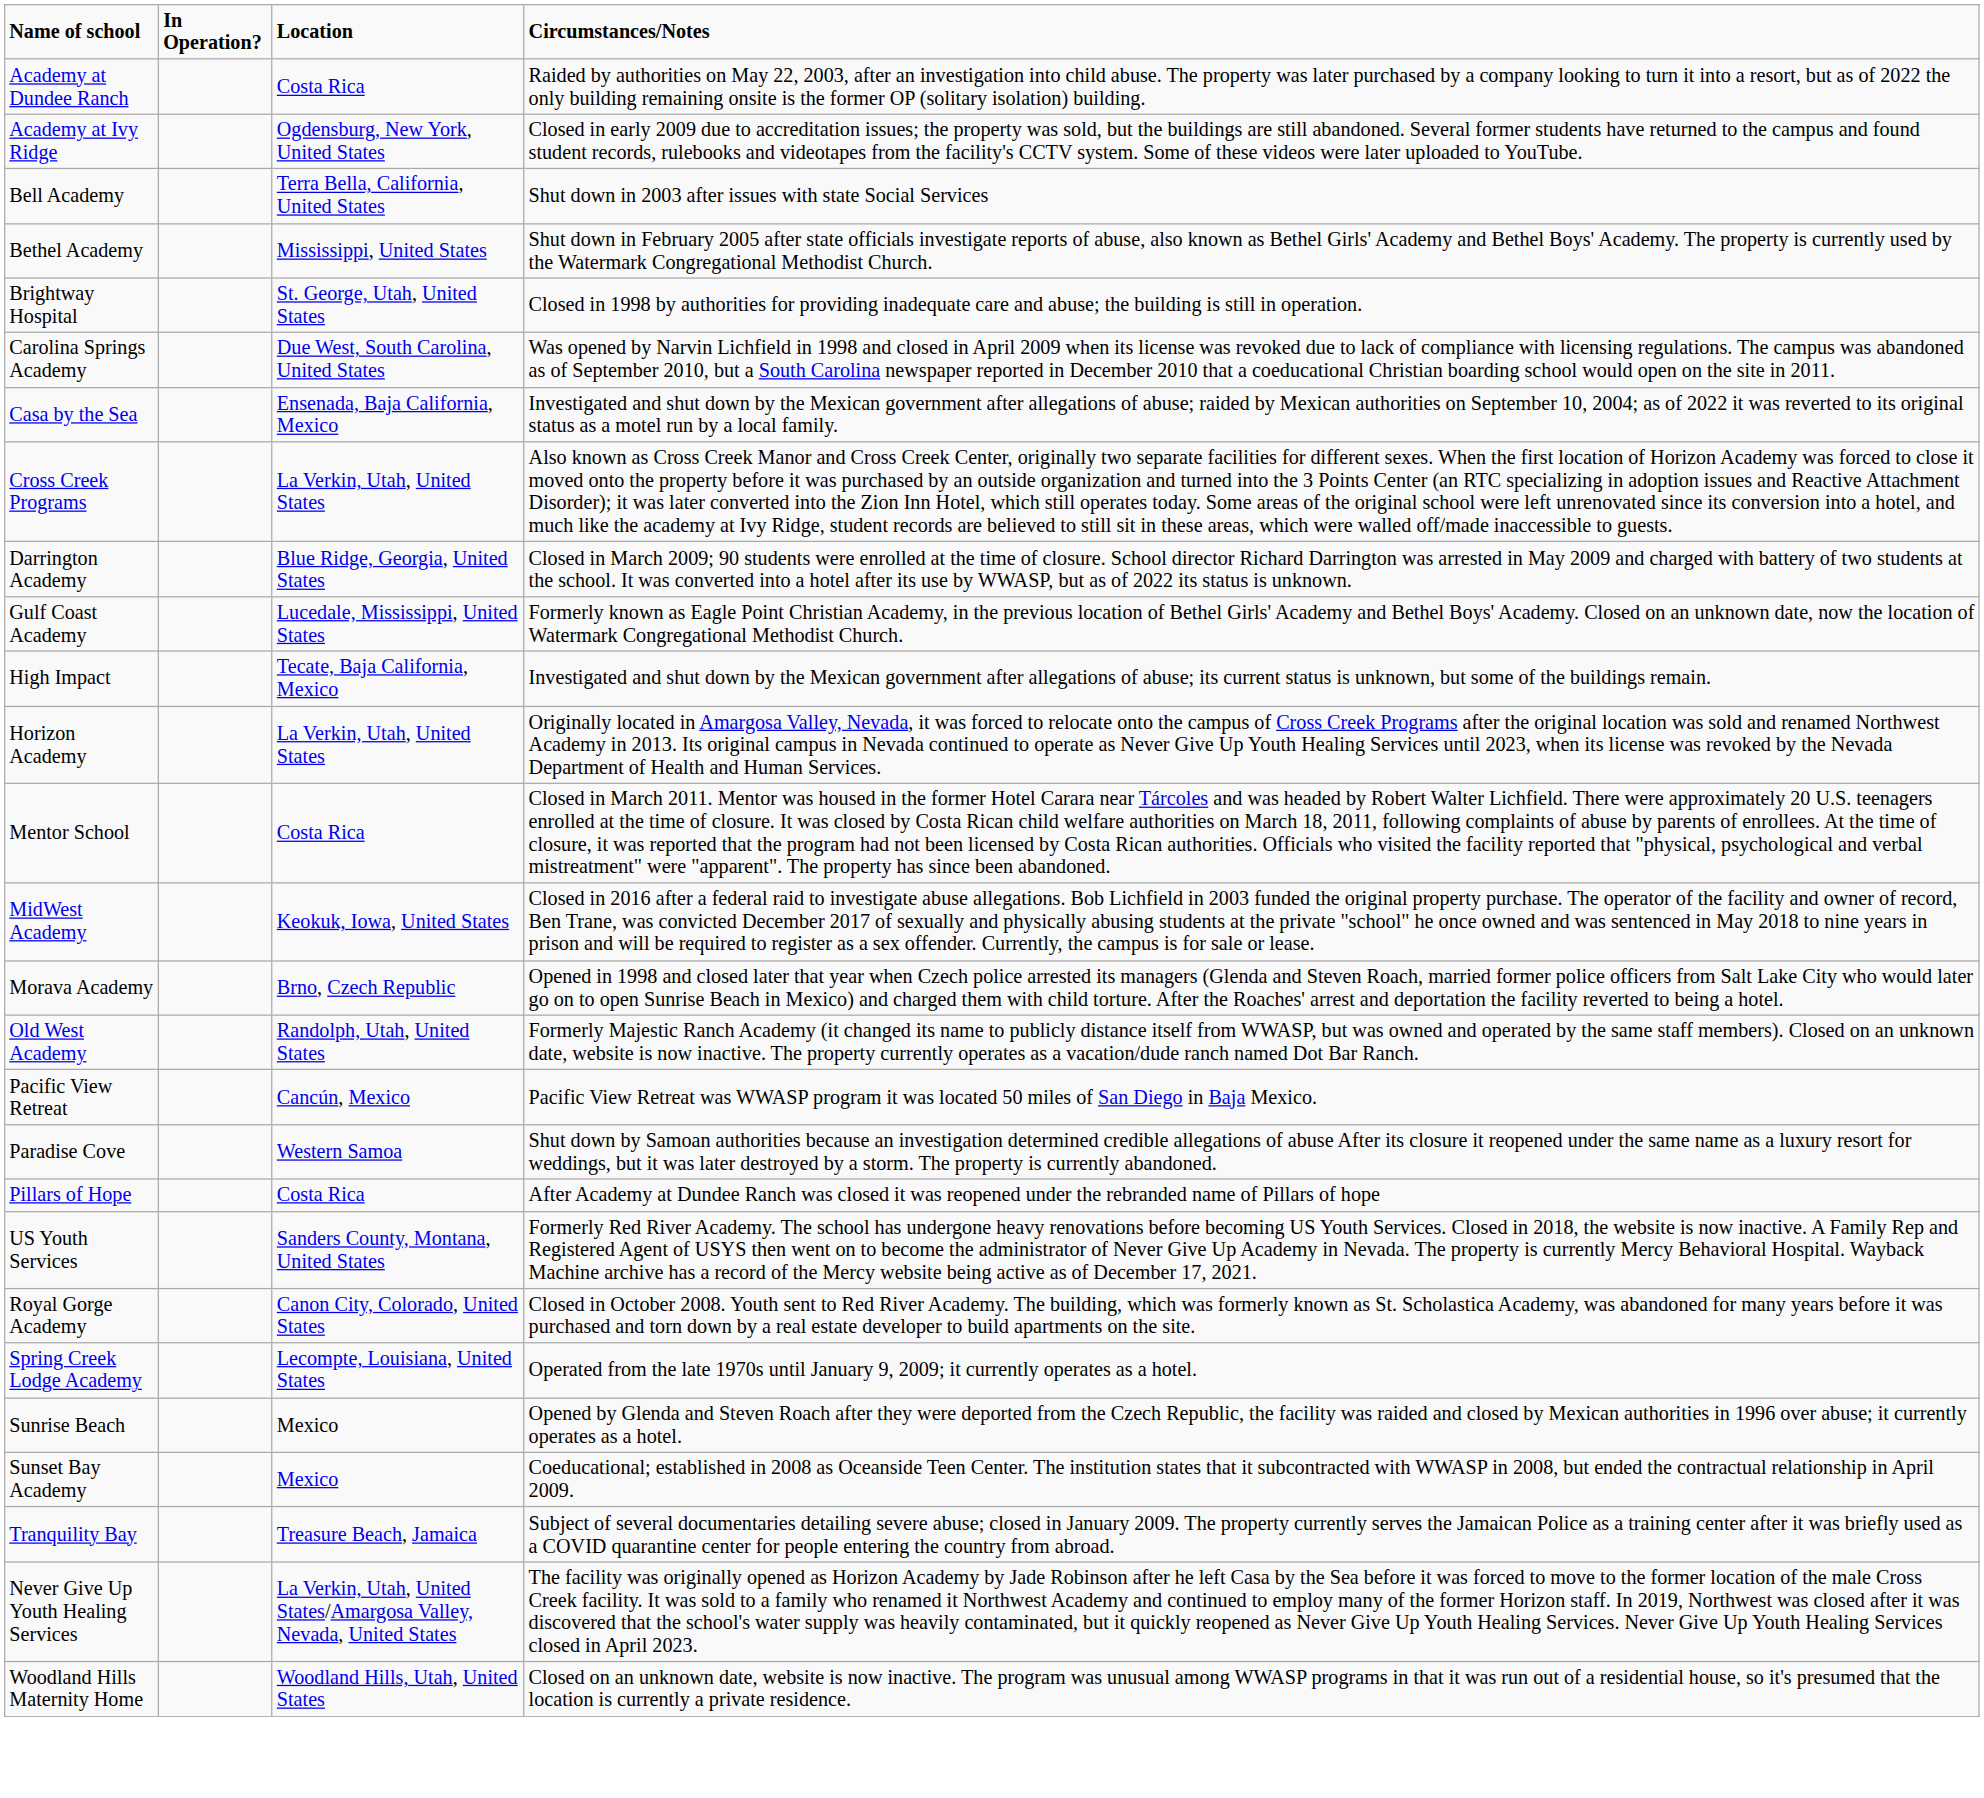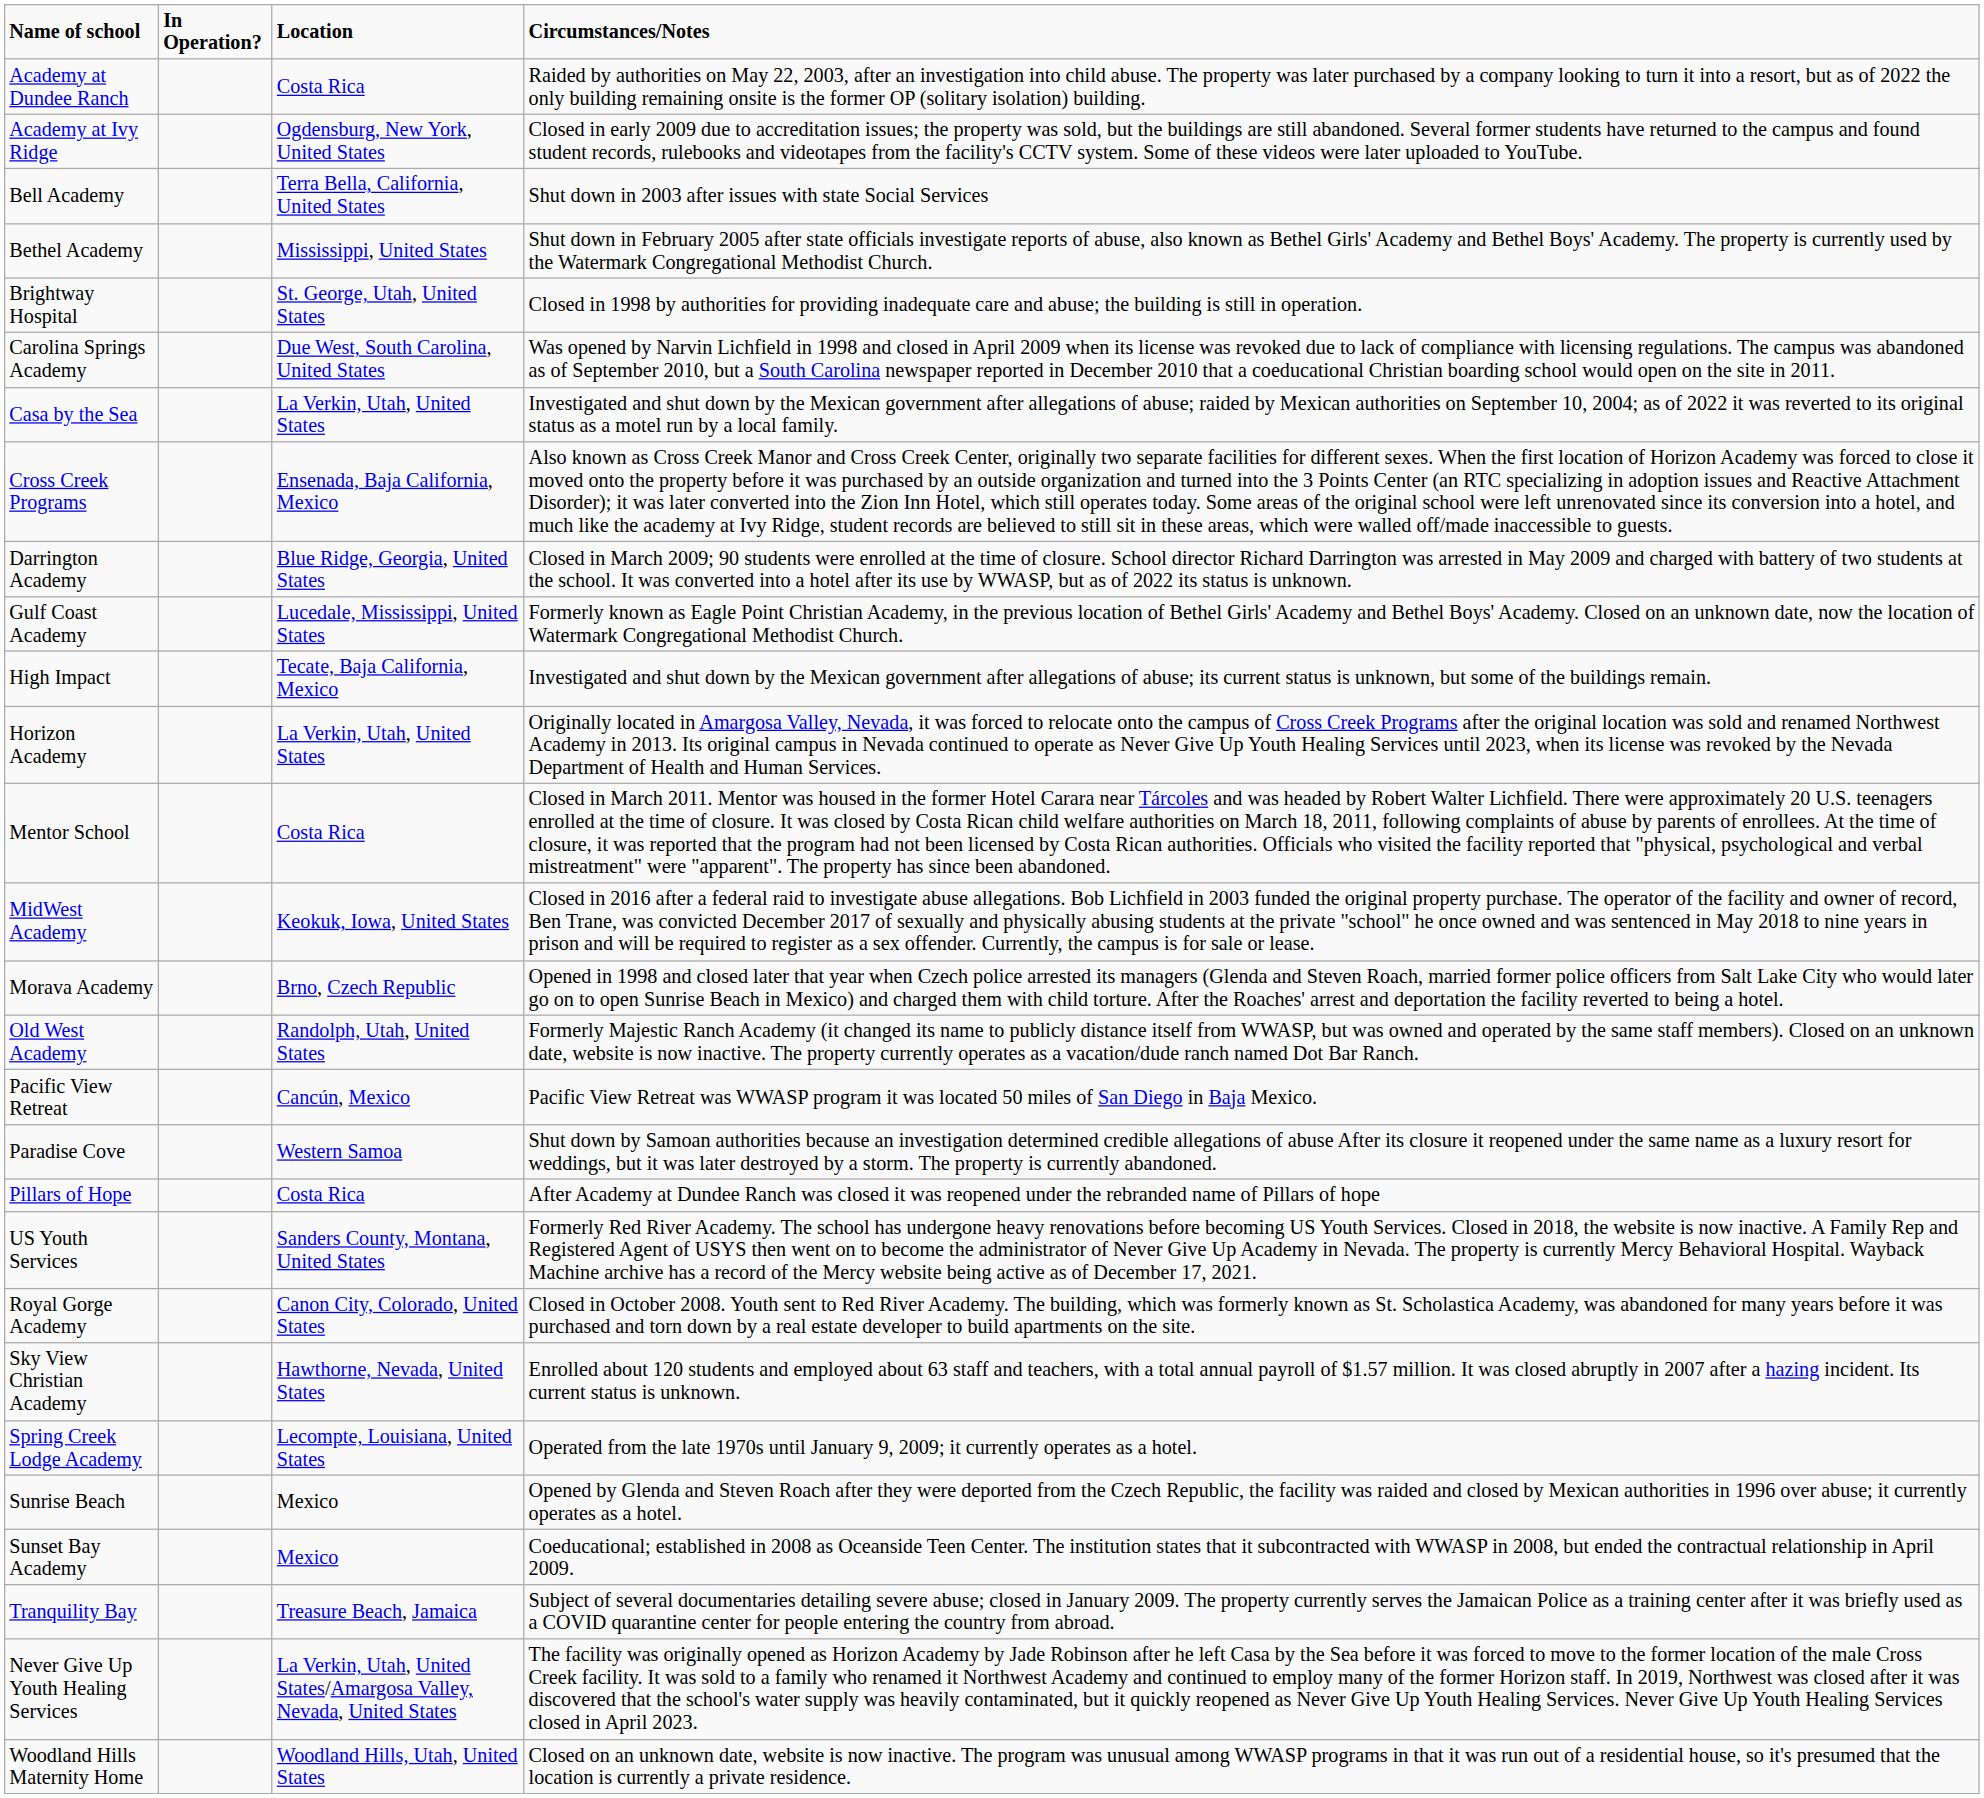(385, 414) Ensenada, Baja California, Mexico -> (374, 414) La Verkin, Utah, United States
(374, 491) La Verkin, Utah, United States -> (385, 491) Ensenada, Baja California, Mexico
+ row: (49, 1381)
